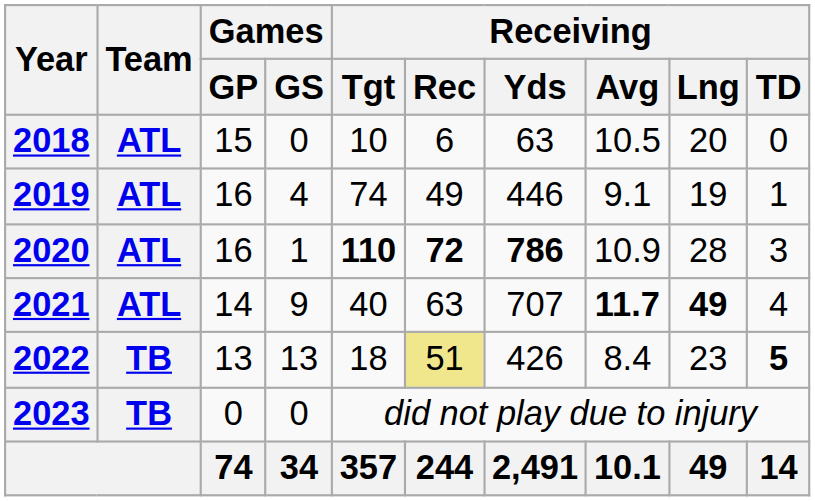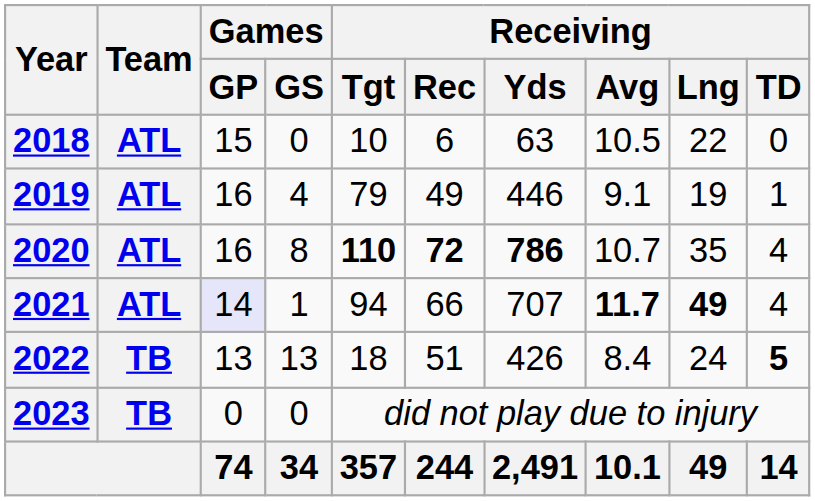(708, 140) 20 -> (708, 140) 22
(368, 195) 74 -> (368, 195) 79
(299, 250) 1 -> (299, 250) 8
(627, 250) 10.9 -> (627, 250) 10.7
(708, 250) 28 -> (708, 250) 35
(779, 250) 3 -> (779, 250) 4
(233, 304) no background -> (233, 304) lavender background
(299, 304) 9 -> (299, 304) 1
(368, 304) 40 -> (368, 304) 94
(445, 304) 63 -> (445, 304) 66
(445, 359) khaki background -> (445, 359) no background
(708, 359) 23 -> (708, 359) 24
